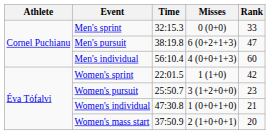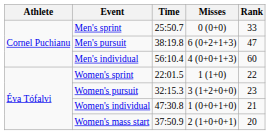(169, 28) 32:15.3 -> (169, 28) 25:50.7
(252, 75) 42 -> (252, 75) 22
(169, 91) 25:50.7 -> (169, 91) 32:15.3
